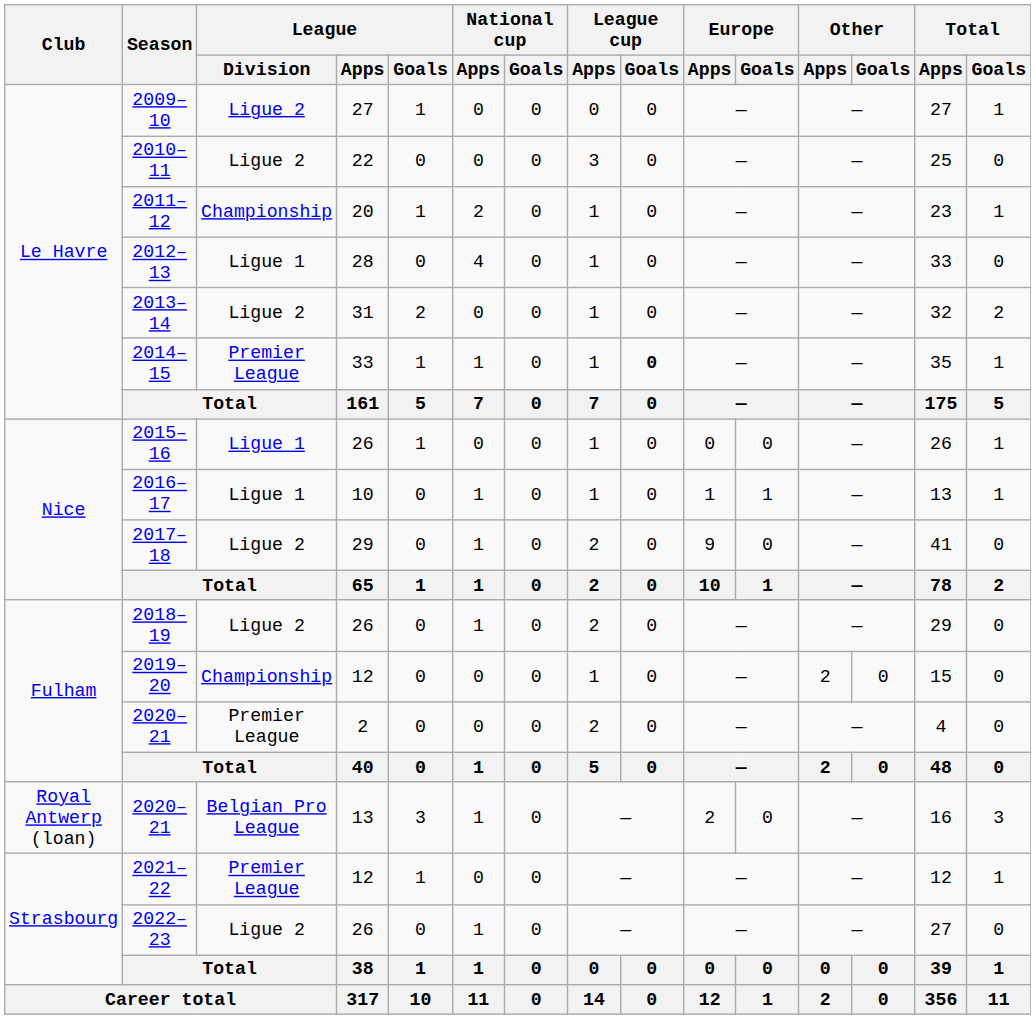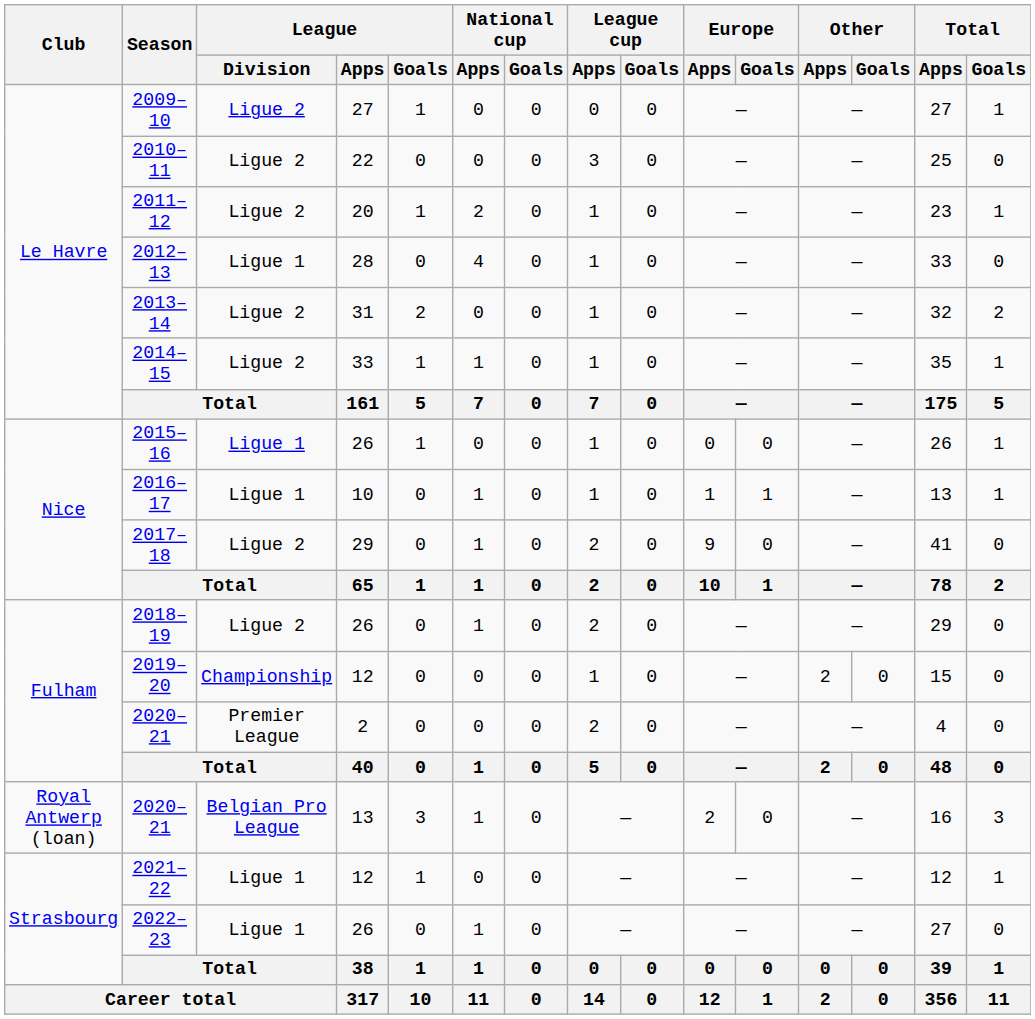(267, 212) Championship -> (267, 212) Ligue 2
(267, 364) Premier League -> (267, 364) Ligue 2
(652, 364) bold -> (652, 364) normal
(267, 879) Premier League -> (267, 879) Ligue 1
(267, 930) Ligue 2 -> (267, 930) Ligue 1
